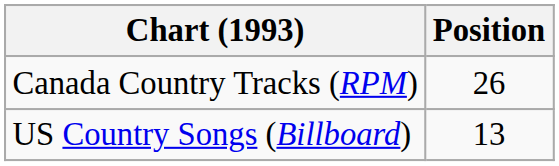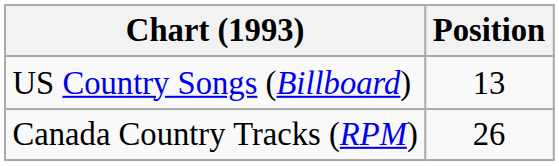rows swapped: (215, 82) <-> (212, 133)
